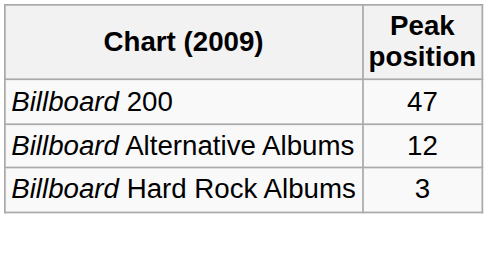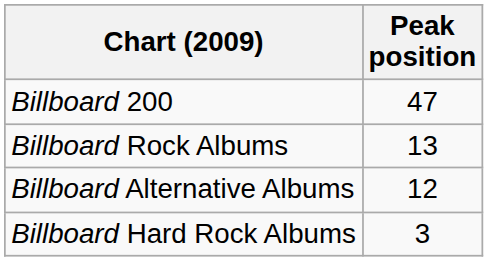+ row: (150, 145)
